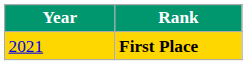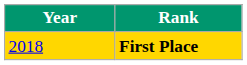(26, 45) 2021 -> (26, 45) 2018
